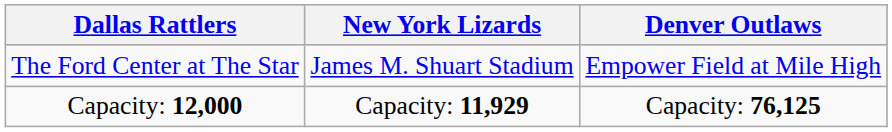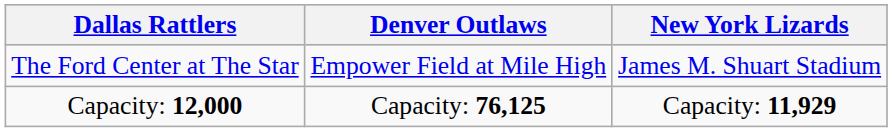columns swapped: (733, 24) <-> (442, 24)
